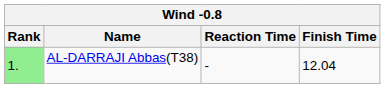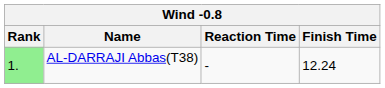(319, 65) 12.04 -> (319, 65) 12.24
